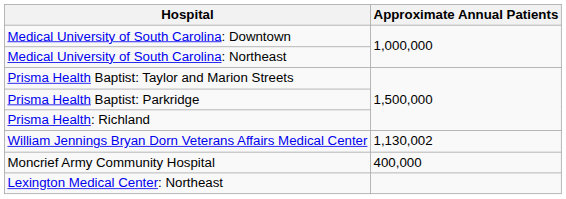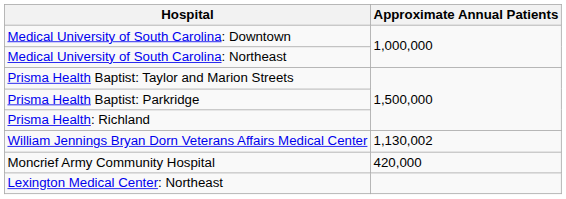(398, 162) 400,000 -> (398, 162) 420,000
